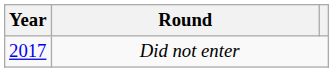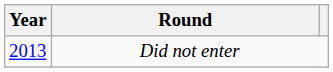(28, 51) 2017 -> (28, 51) 2013
